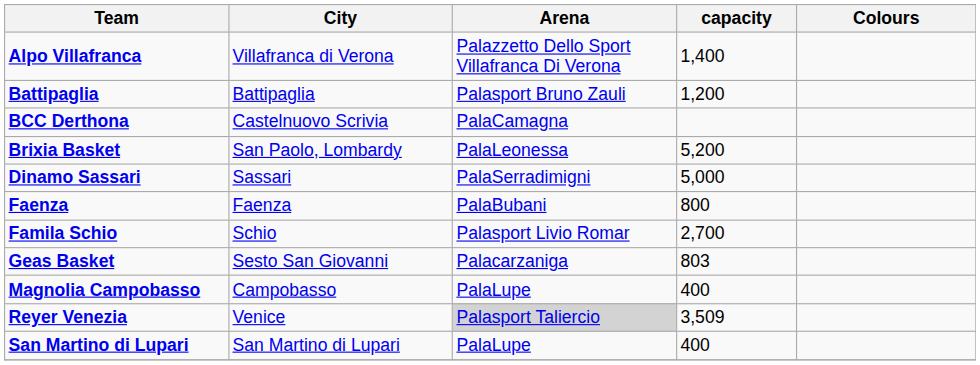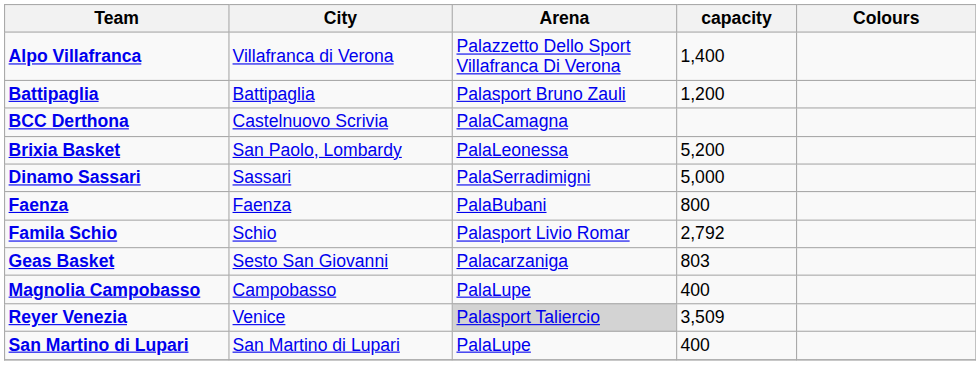(702, 233) 2,700 -> (702, 233) 2,792
